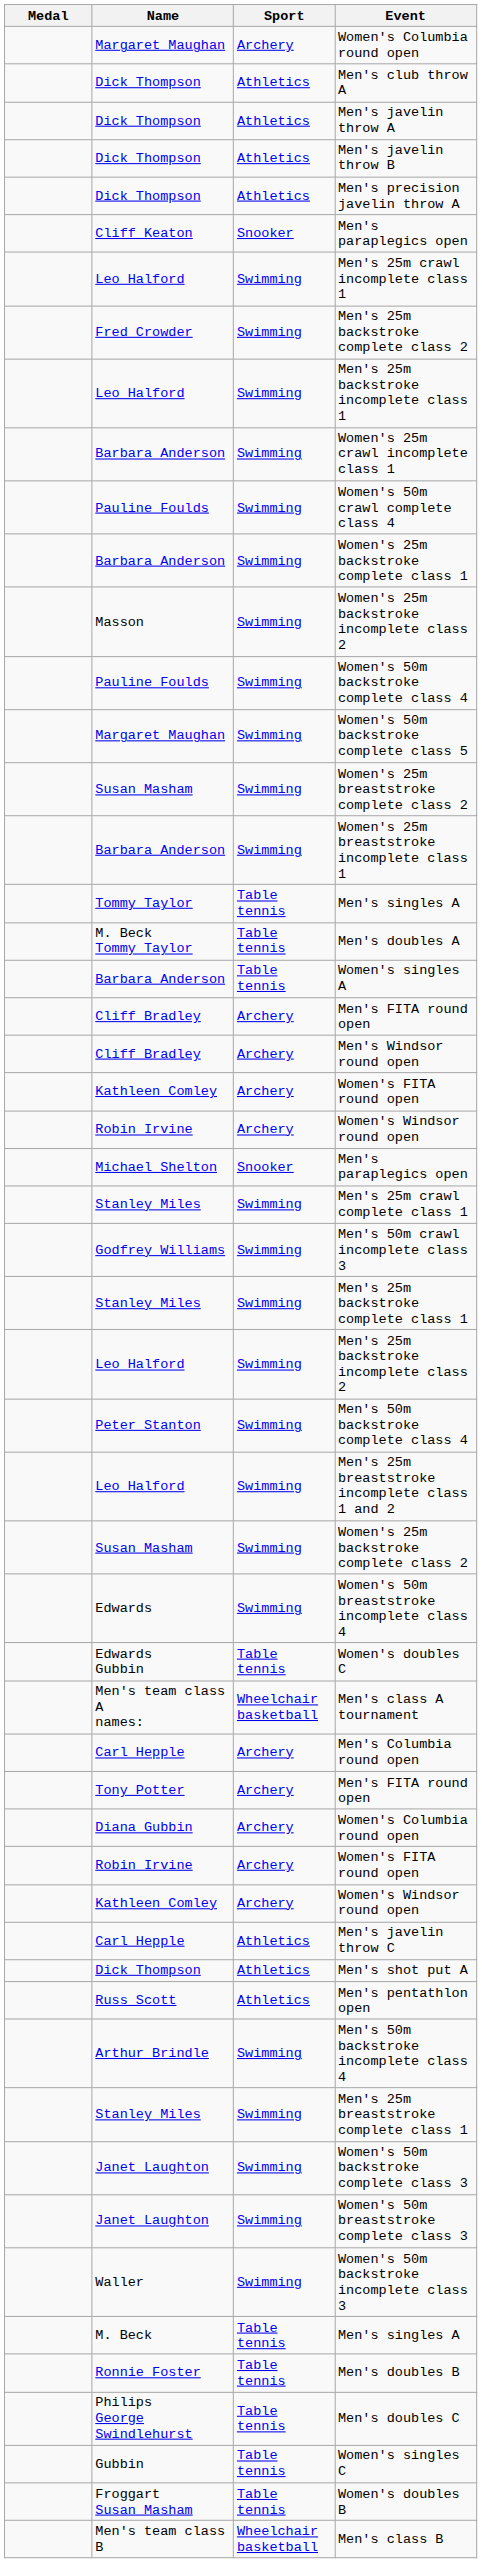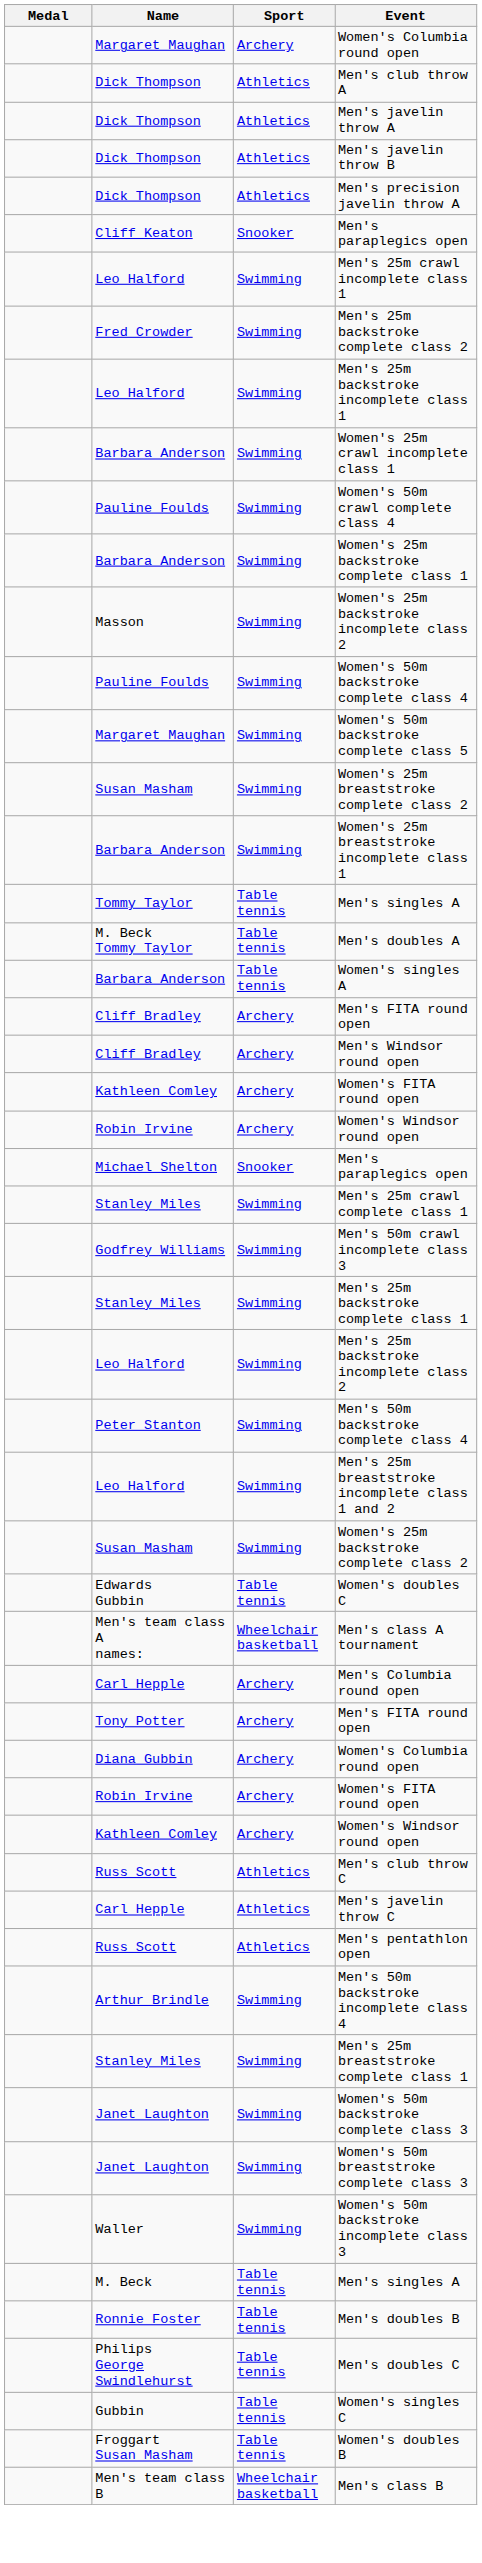- row: (124, 1608)
+ row: (136, 1872)
- row: (148, 1971)
